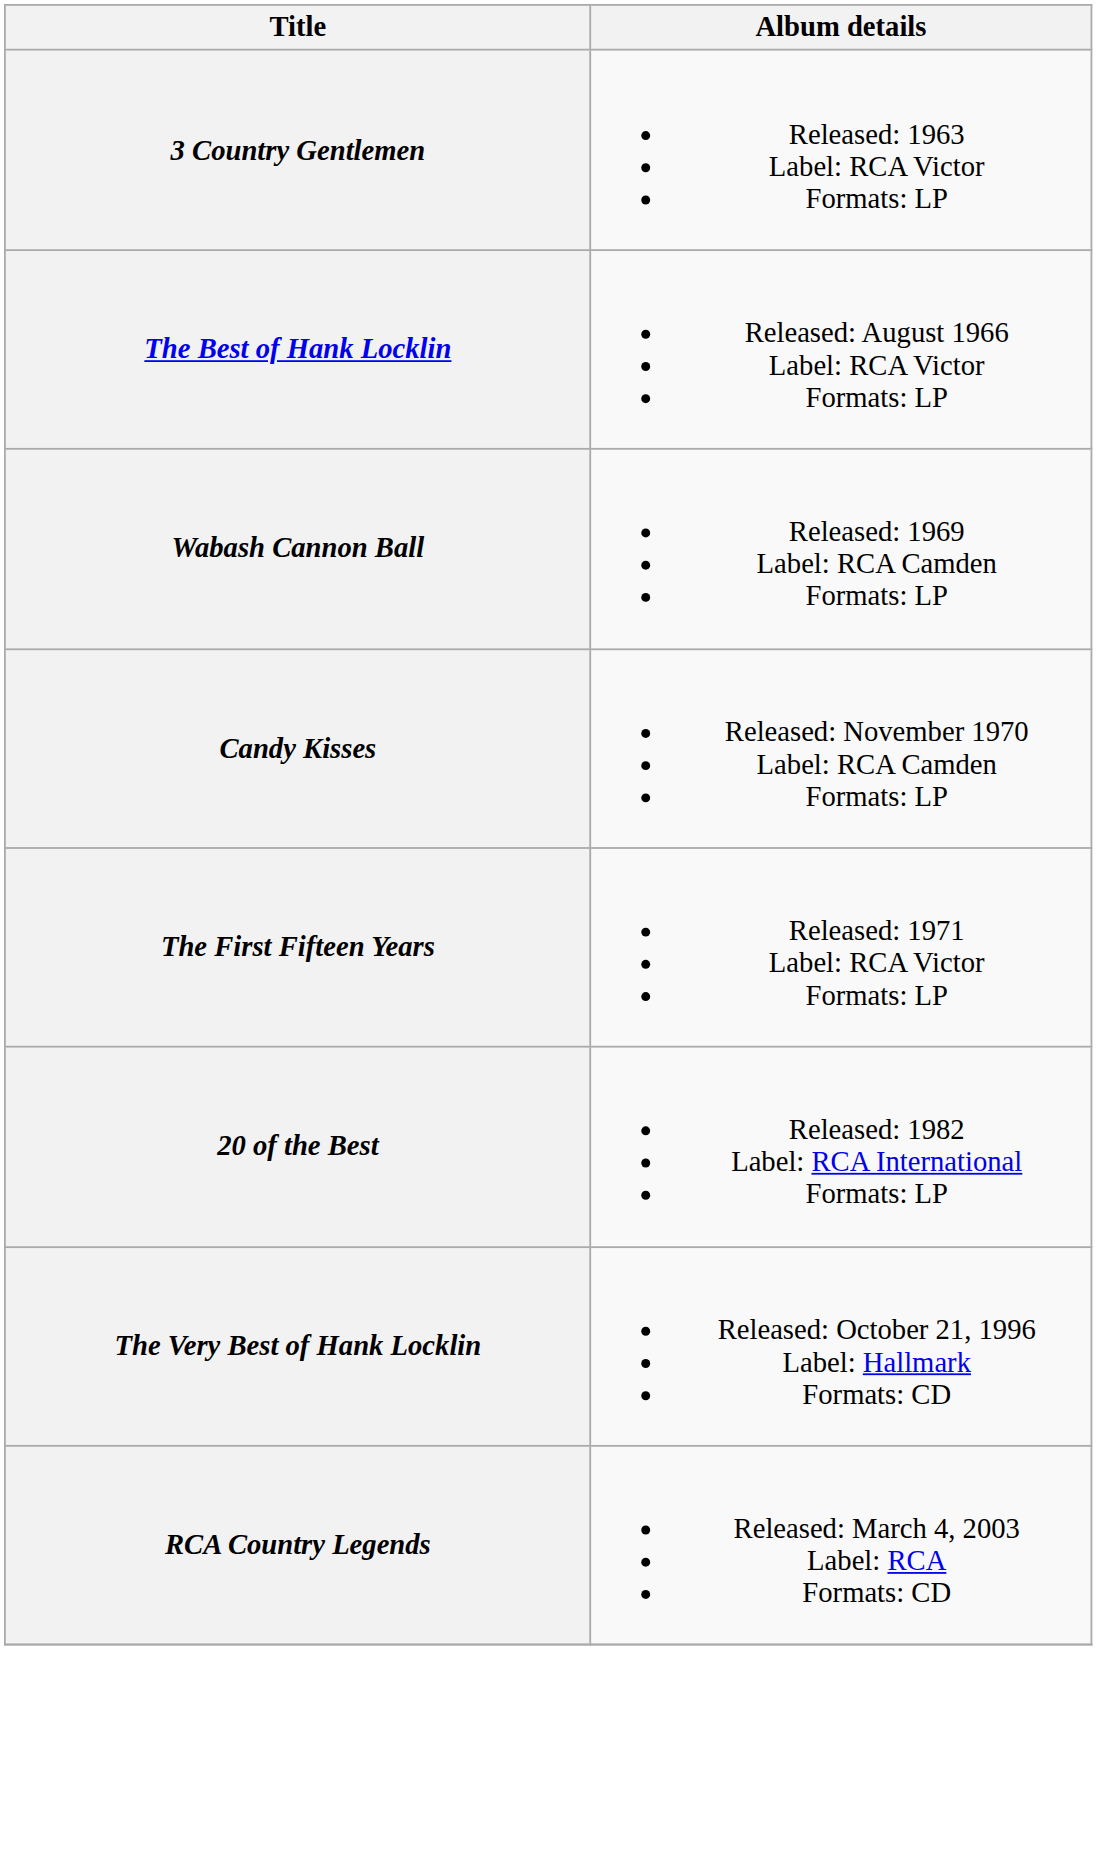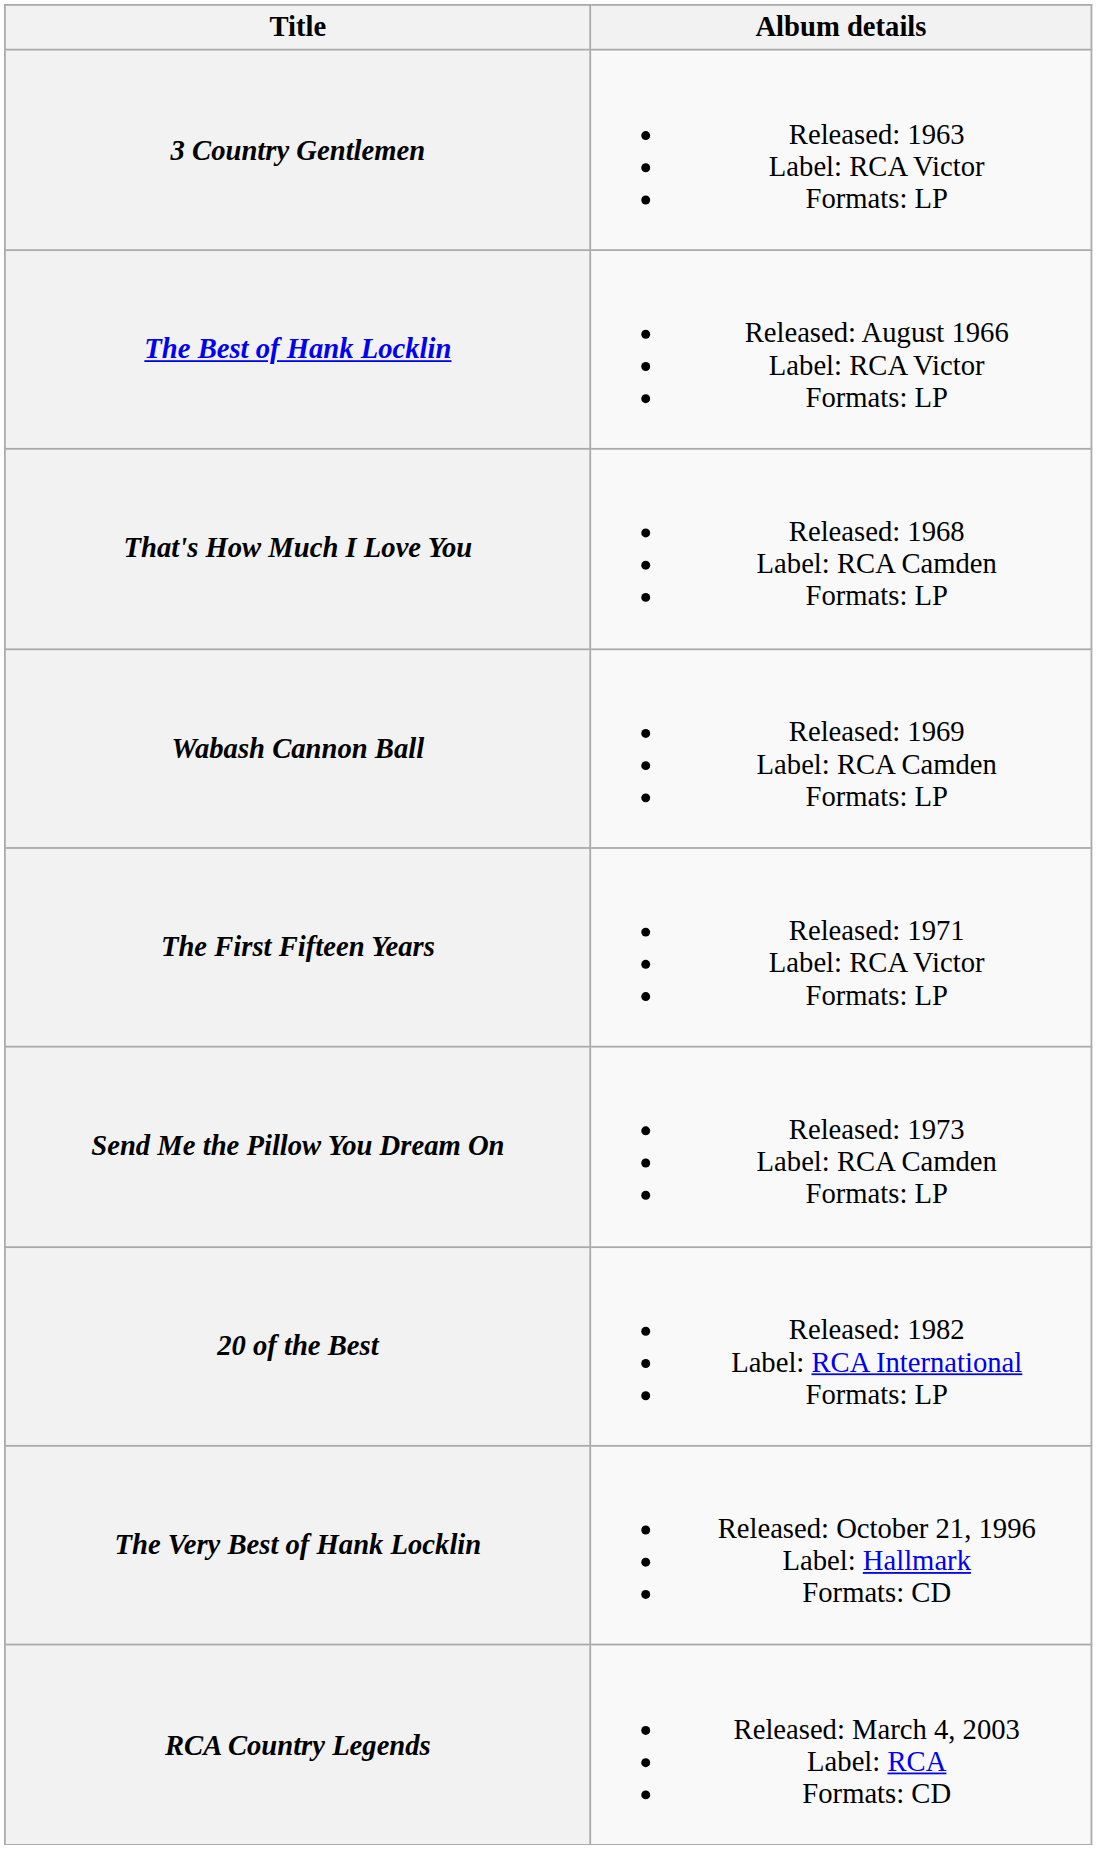+ row: (298, 548)
- row: (298, 747)
+ row: (298, 1146)
